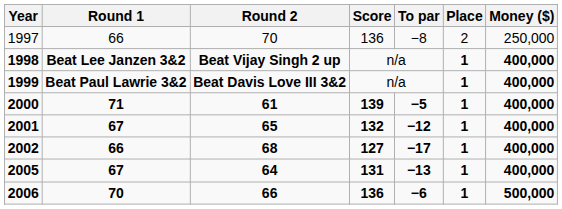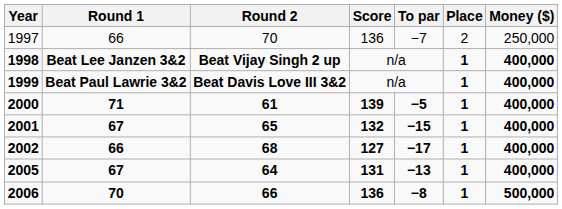(419, 38) −8 -> (419, 38) −7
(419, 126) −12 -> (419, 126) −15
(419, 193) −6 -> (419, 193) −8
